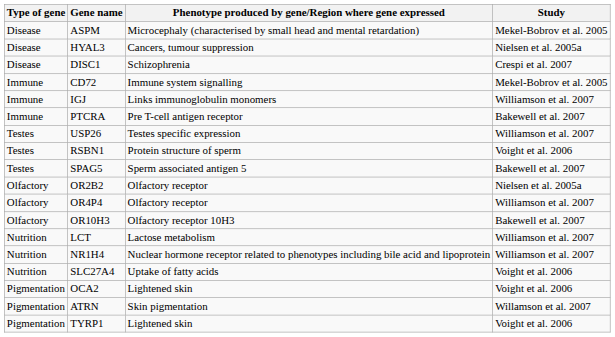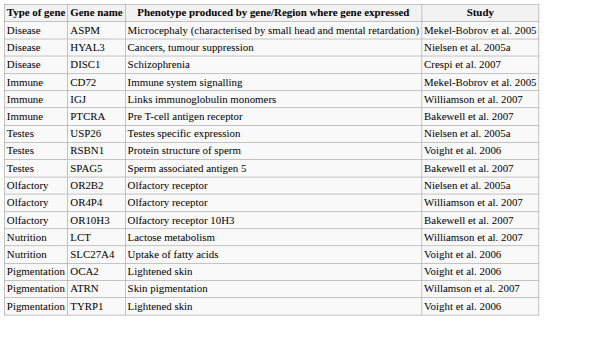(544, 133) Williamson et al. 2007 -> (467, 133) Nielsen et al. 2005a
- row: (87, 254)
